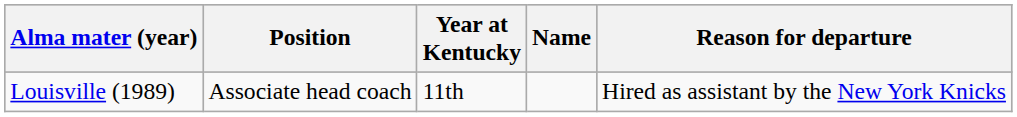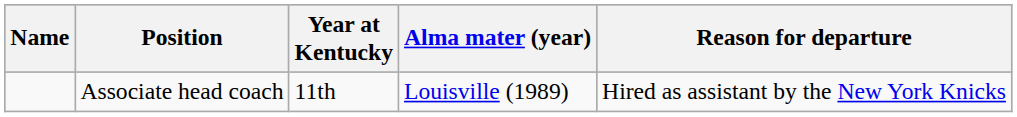columns swapped: (562, 38) <-> (104, 38)
